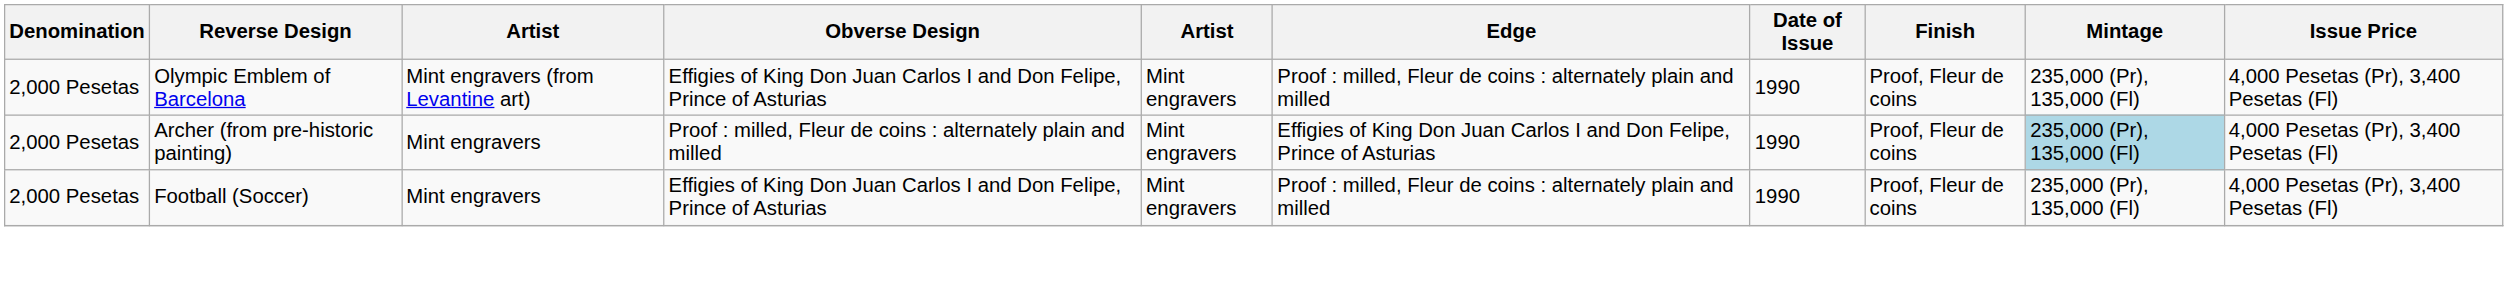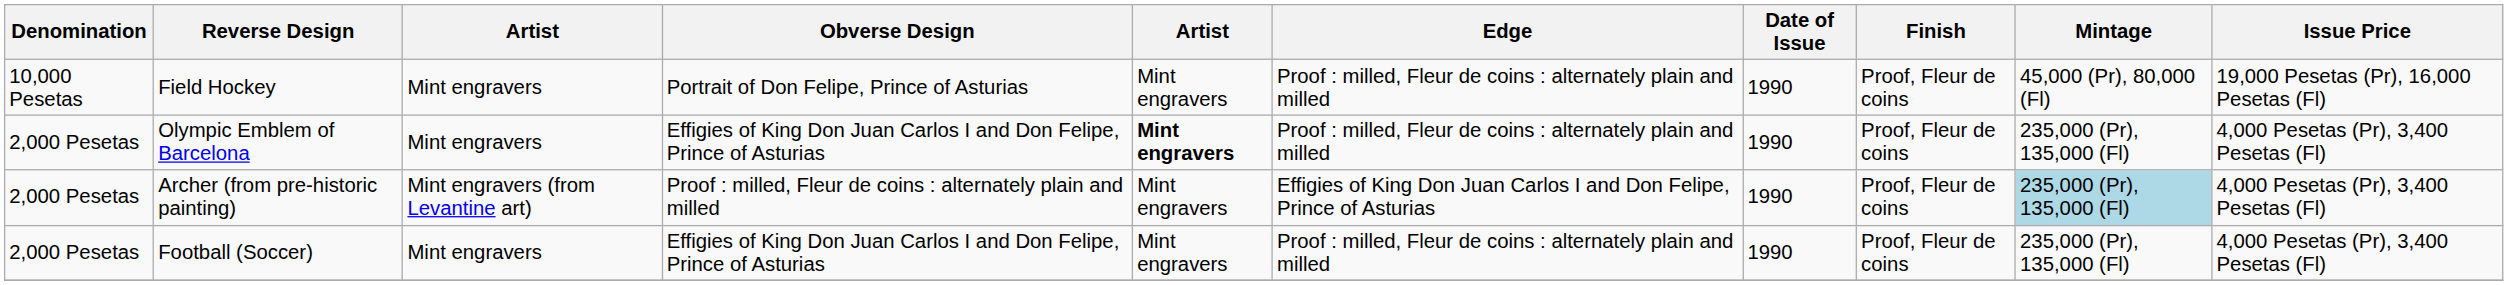+ row: (217, 87)
(500, 87) Mint engravers (from Levantine art) -> (475, 142) Mint engravers
(1191, 87) normal -> (1186, 142) bold
(473, 142) Mint engravers -> (501, 197) Mint engravers (from Levantine art)
